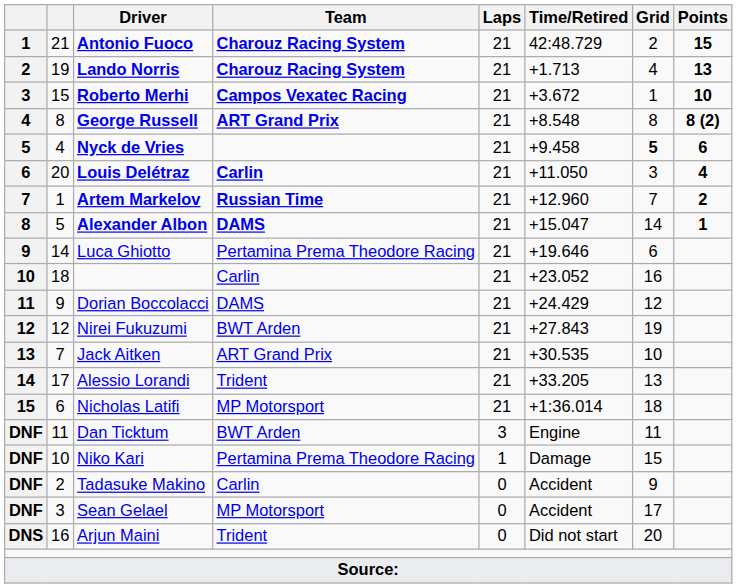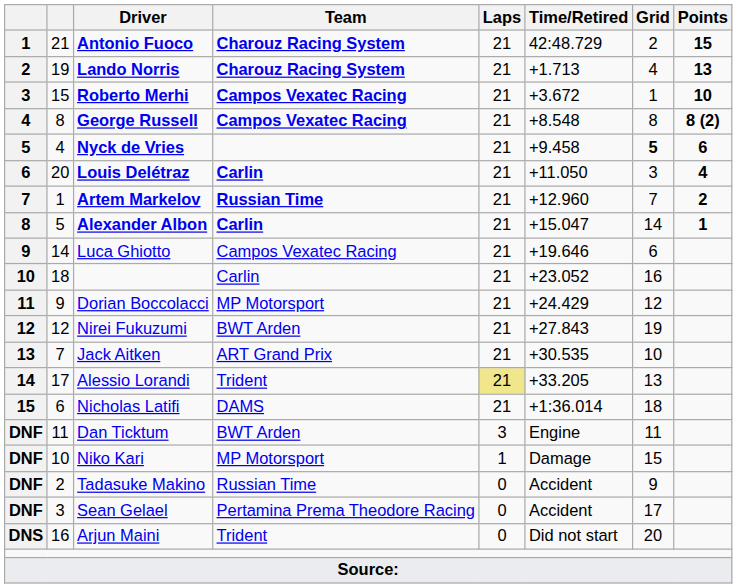(278, 121) ART Grand Prix -> (312, 121) Campos Vexatec Racing
(241, 225) DAMS -> (240, 225) Carlin
(346, 251) Pertamina Prema Theodore Racing -> (307, 251) Campos Vexatec Racing
(240, 303) DAMS -> (270, 303) MP Motorsport
(502, 380) no background -> (502, 380) khaki background
(270, 406) MP Motorsport -> (240, 406) DAMS
(346, 458) Pertamina Prema Theodore Racing -> (270, 458) MP Motorsport
(238, 484) Carlin -> (266, 484) Russian Time
(270, 510) MP Motorsport -> (346, 510) Pertamina Prema Theodore Racing
